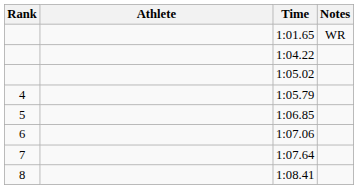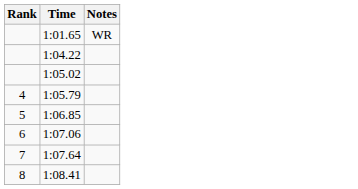- column: (156, 14)
